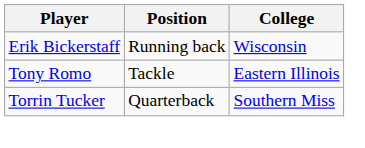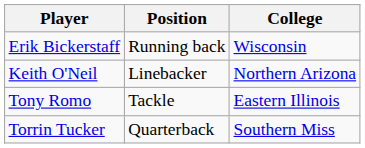+ row: (53, 73)
